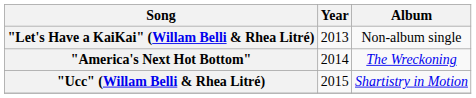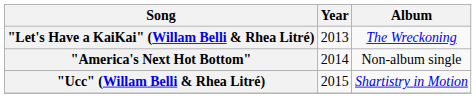(411, 37) Non-album single -> (411, 37) The Wreckoning
(411, 59) The Wreckoning -> (411, 59) Non-album single
